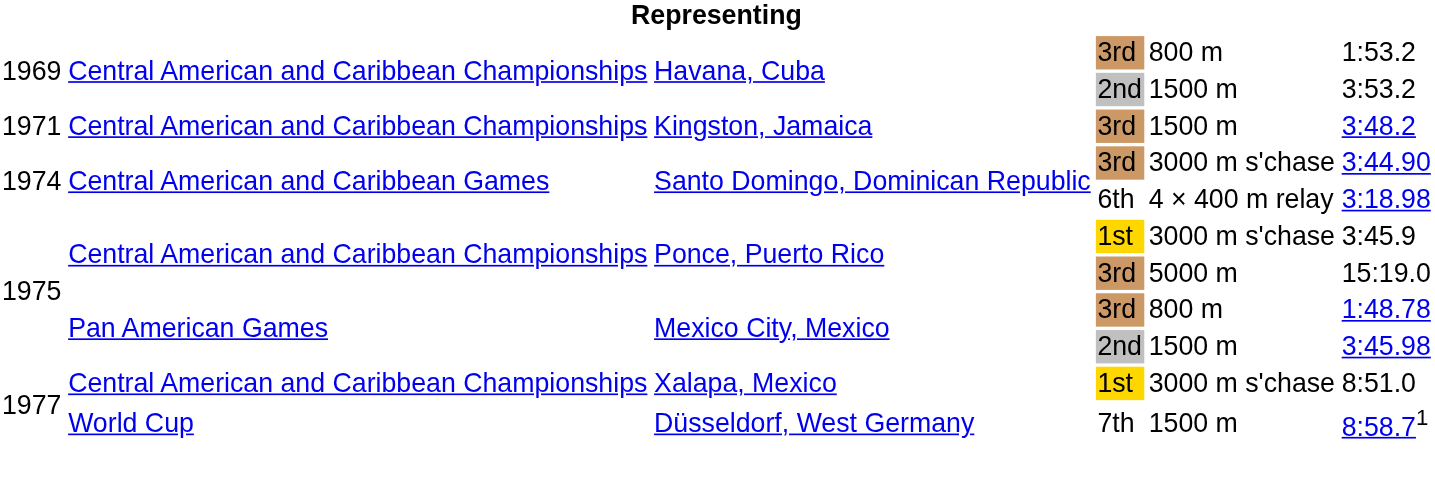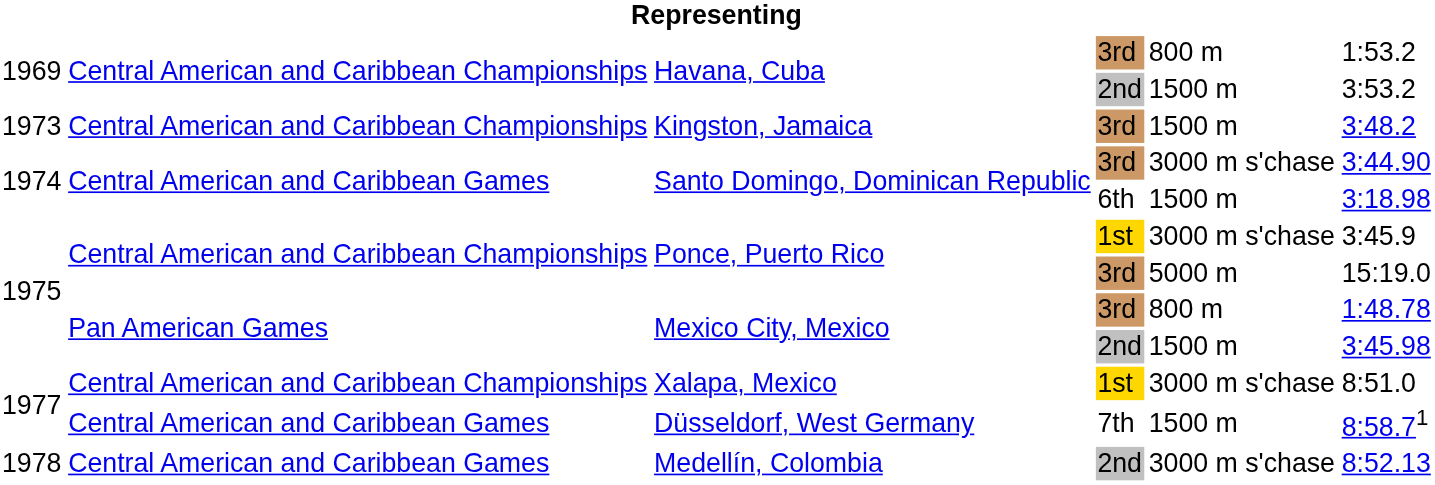(32, 125) 1971 -> (32, 125) 1973
(1241, 199) 4 × 400 m relay -> (1193, 199) 1500 m
(131, 423) World Cup -> (309, 423) Central American and Caribbean Games
+ row: (768, 463)
